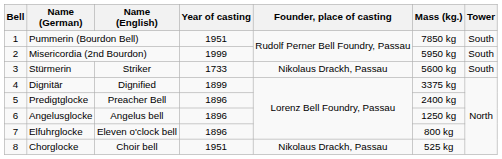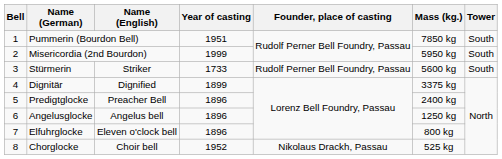(333, 69) Nikolaus Drackh, Passau -> (333, 69) Rudolf Perner Bell Foundry, Passau
(216, 147) 1951 -> (216, 147) 1952
